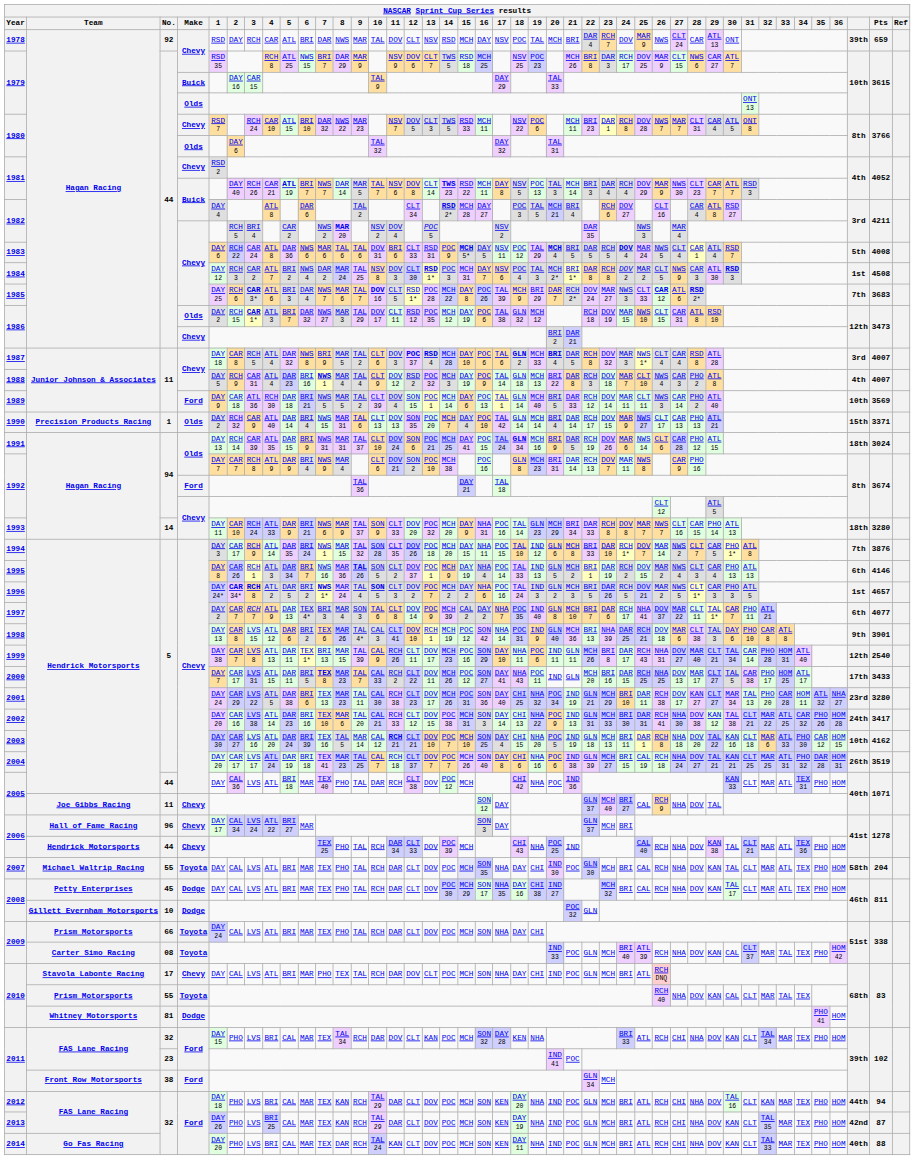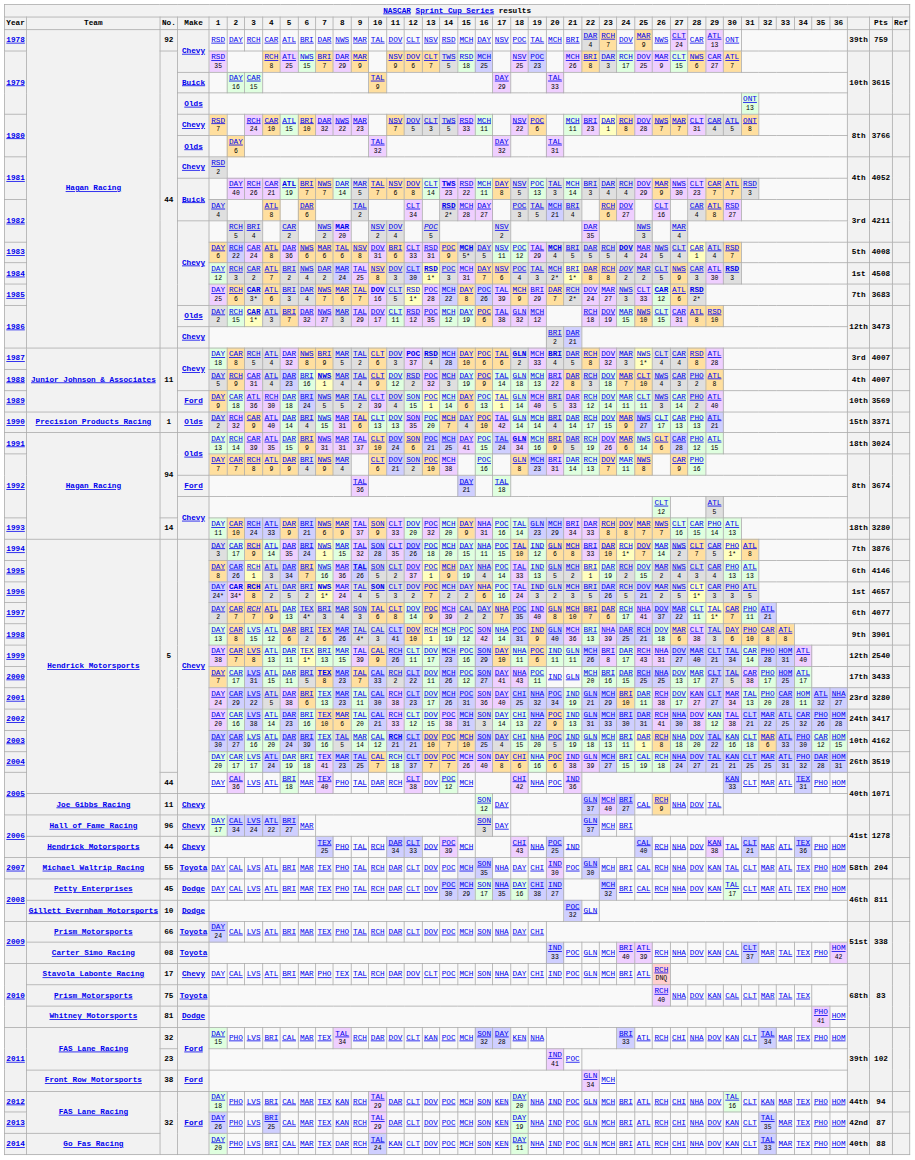(881, 40) 659 -> (881, 40) 759
(360, 252) TAL 6 -> (360, 252) NSV 8
(307, 400) BRI 21 -> (307, 400) BRI 24
(169, 995) 55 -> (169, 995) 75
